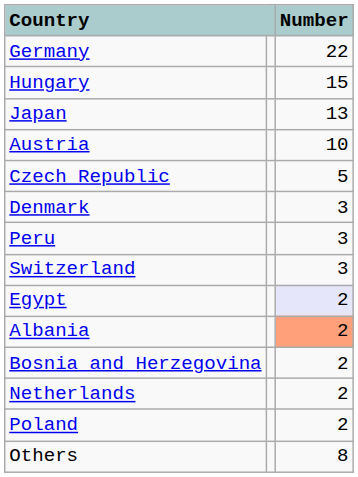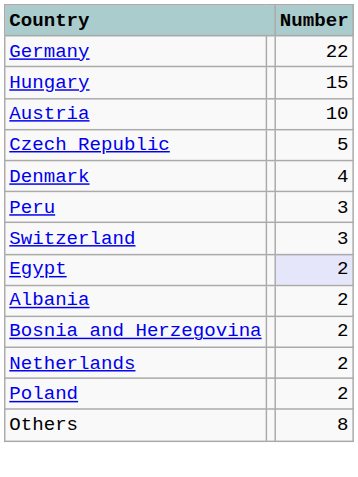- row: (38, 114)
(343, 207) 3 -> (343, 176) 4
(343, 332) lightsalmon background -> (343, 301) no background
